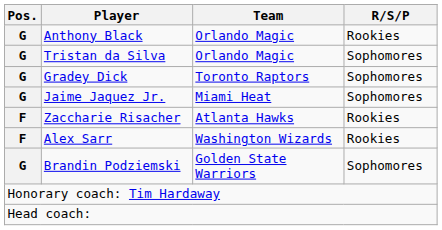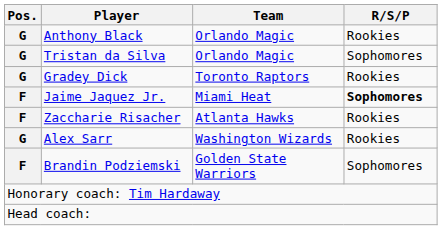(385, 76) Sophomores -> (373, 76) Rookies
(23, 97) G -> (23, 97) F
(385, 97) normal -> (385, 97) bold
(23, 138) F -> (23, 138) G
(23, 166) G -> (23, 166) F
